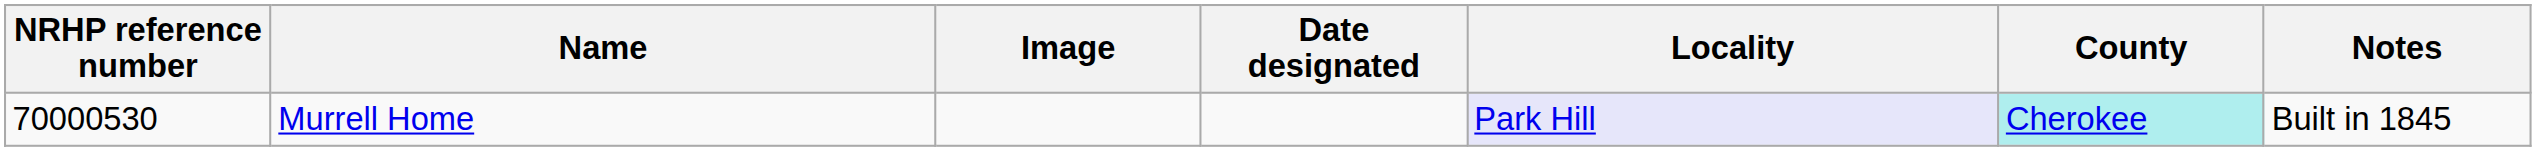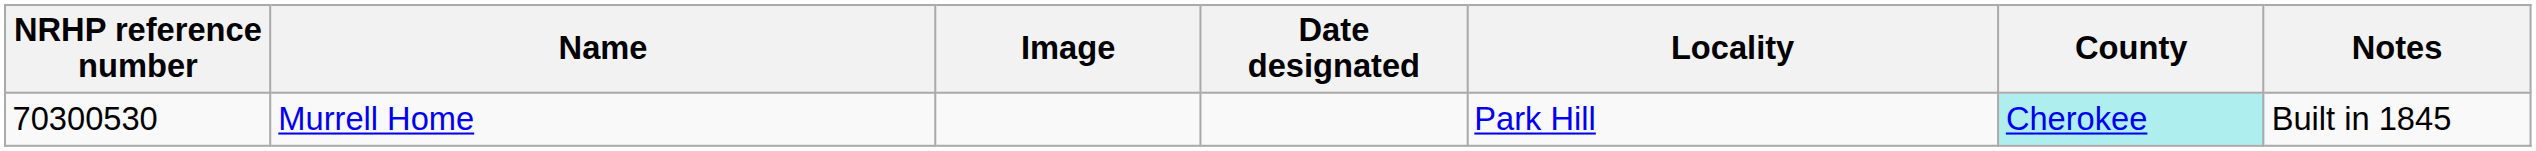(85, 118) 70000530 -> (85, 118) 70300530
(1535, 118) lavender background -> (1535, 118) no background
